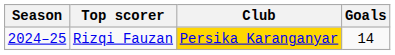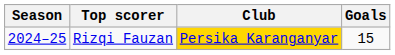(366, 39) 14 -> (366, 39) 15
